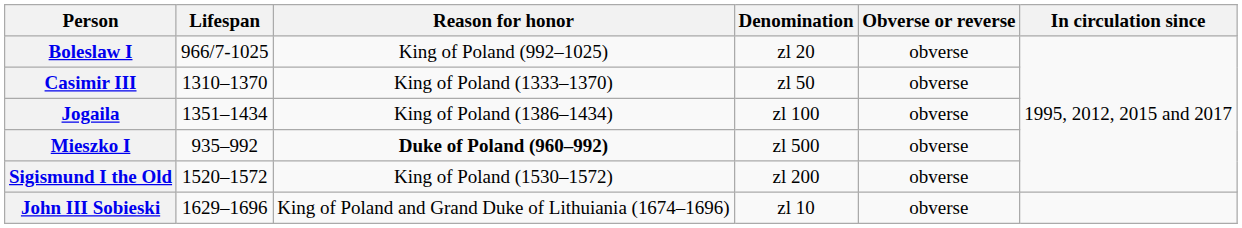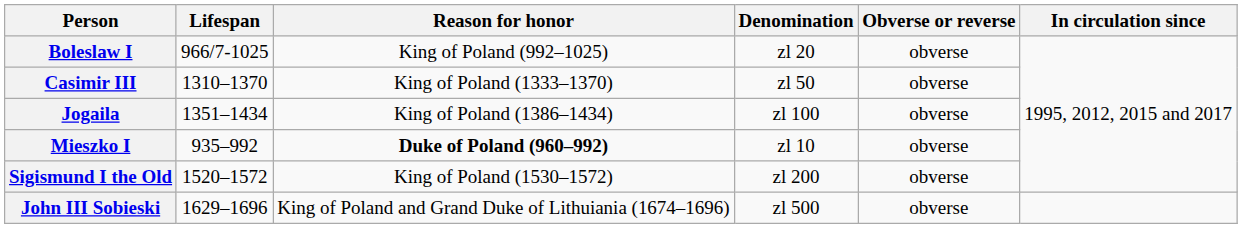(796, 145) zl 500 -> (796, 145) zl 10
(796, 208) zl 10 -> (796, 208) zl 500
